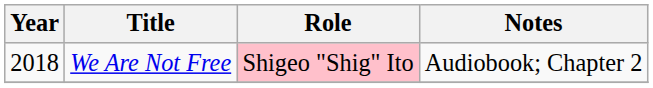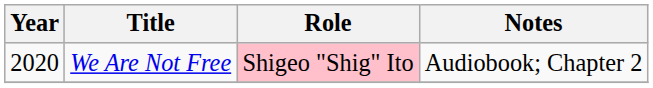(35, 62) 2018 -> (35, 62) 2020
